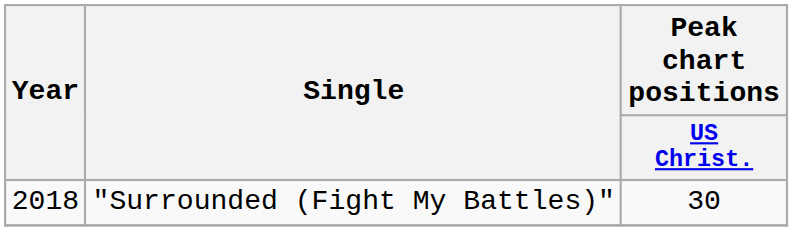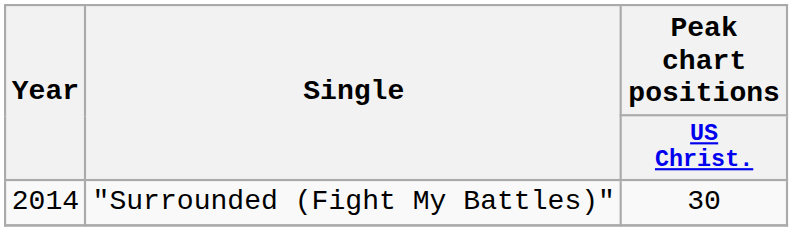(45, 202) 2018 -> (45, 202) 2014
